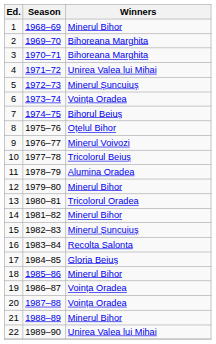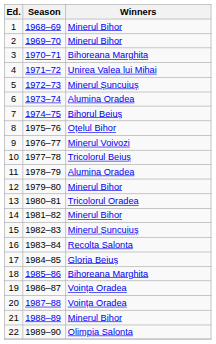(108, 41) Bihoreana Marghita -> (95, 41) Minerul Bihor
(97, 99) Voința Oradea -> (101, 99) Alumina Oradea
(95, 274) Minerul Bihor -> (108, 274) Bihoreana Marghita
(112, 332) Unirea Valea lui Mihai -> (100, 332) Olimpia Salonta
